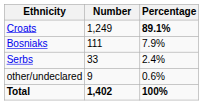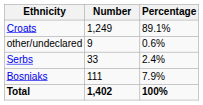(156, 28) bold -> (156, 28) normal
rows swapped: (27, 44) <-> (44, 76)
